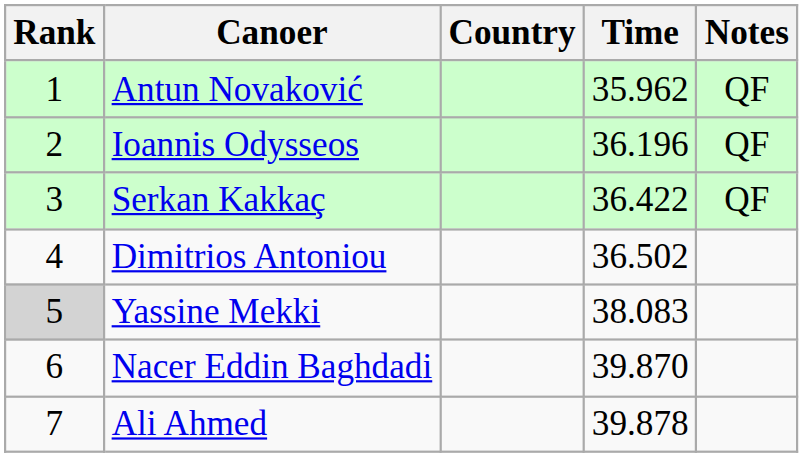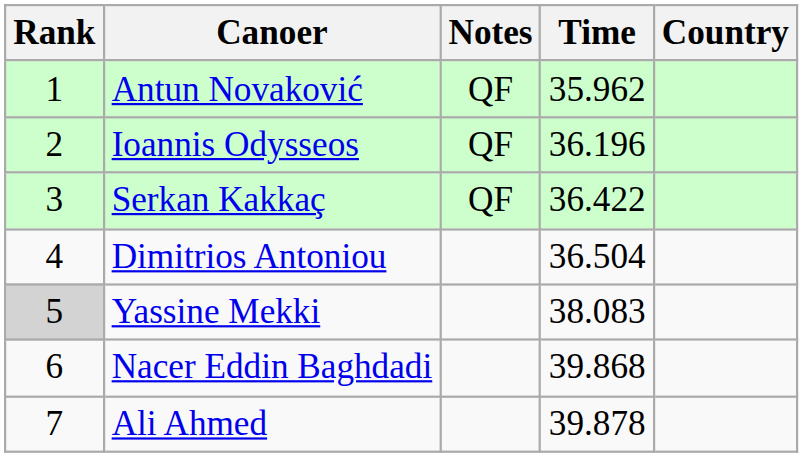columns swapped: (512, 32) <-> (747, 32)
(640, 255) 36.502 -> (597, 255) 36.504
(640, 367) 39.870 -> (597, 367) 39.868
